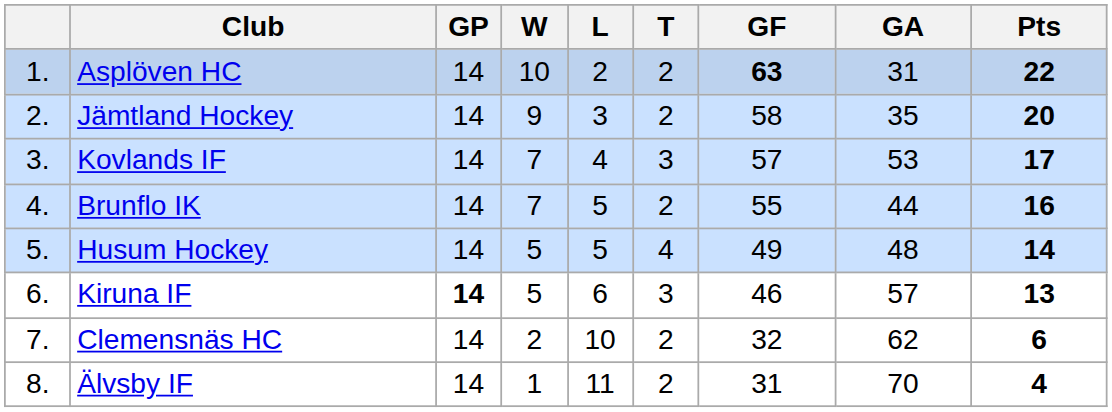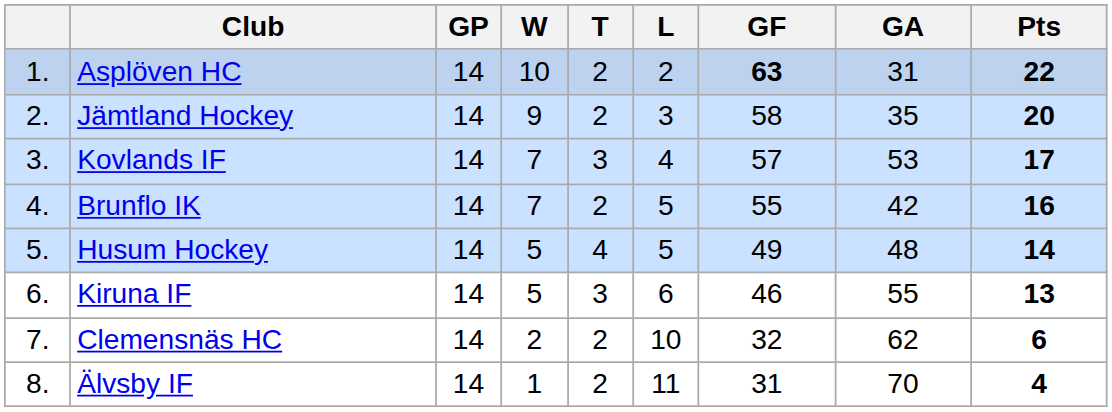columns swapped: (666, 26) <-> (600, 26)
(903, 205) 44 -> (903, 205) 42
(469, 294) bold -> (469, 294) normal
(903, 294) 57 -> (903, 294) 55
